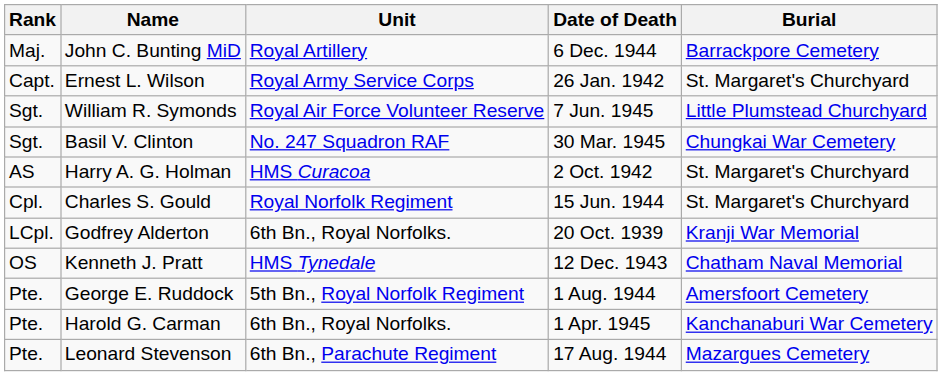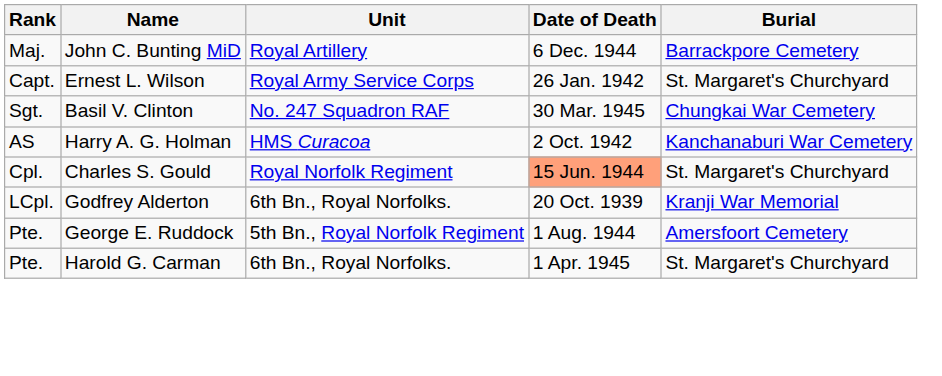- row: (151, 111)
(797, 171) St. Margaret's Churchyard -> (789, 141) Kanchanaburi War Cemetery
(609, 202) no background -> (588, 171) lightsalmon background
- row: (134, 263)
(809, 324) Kanchanaburi War Cemetery -> (777, 263) St. Margaret's Churchyard
- row: (148, 354)
